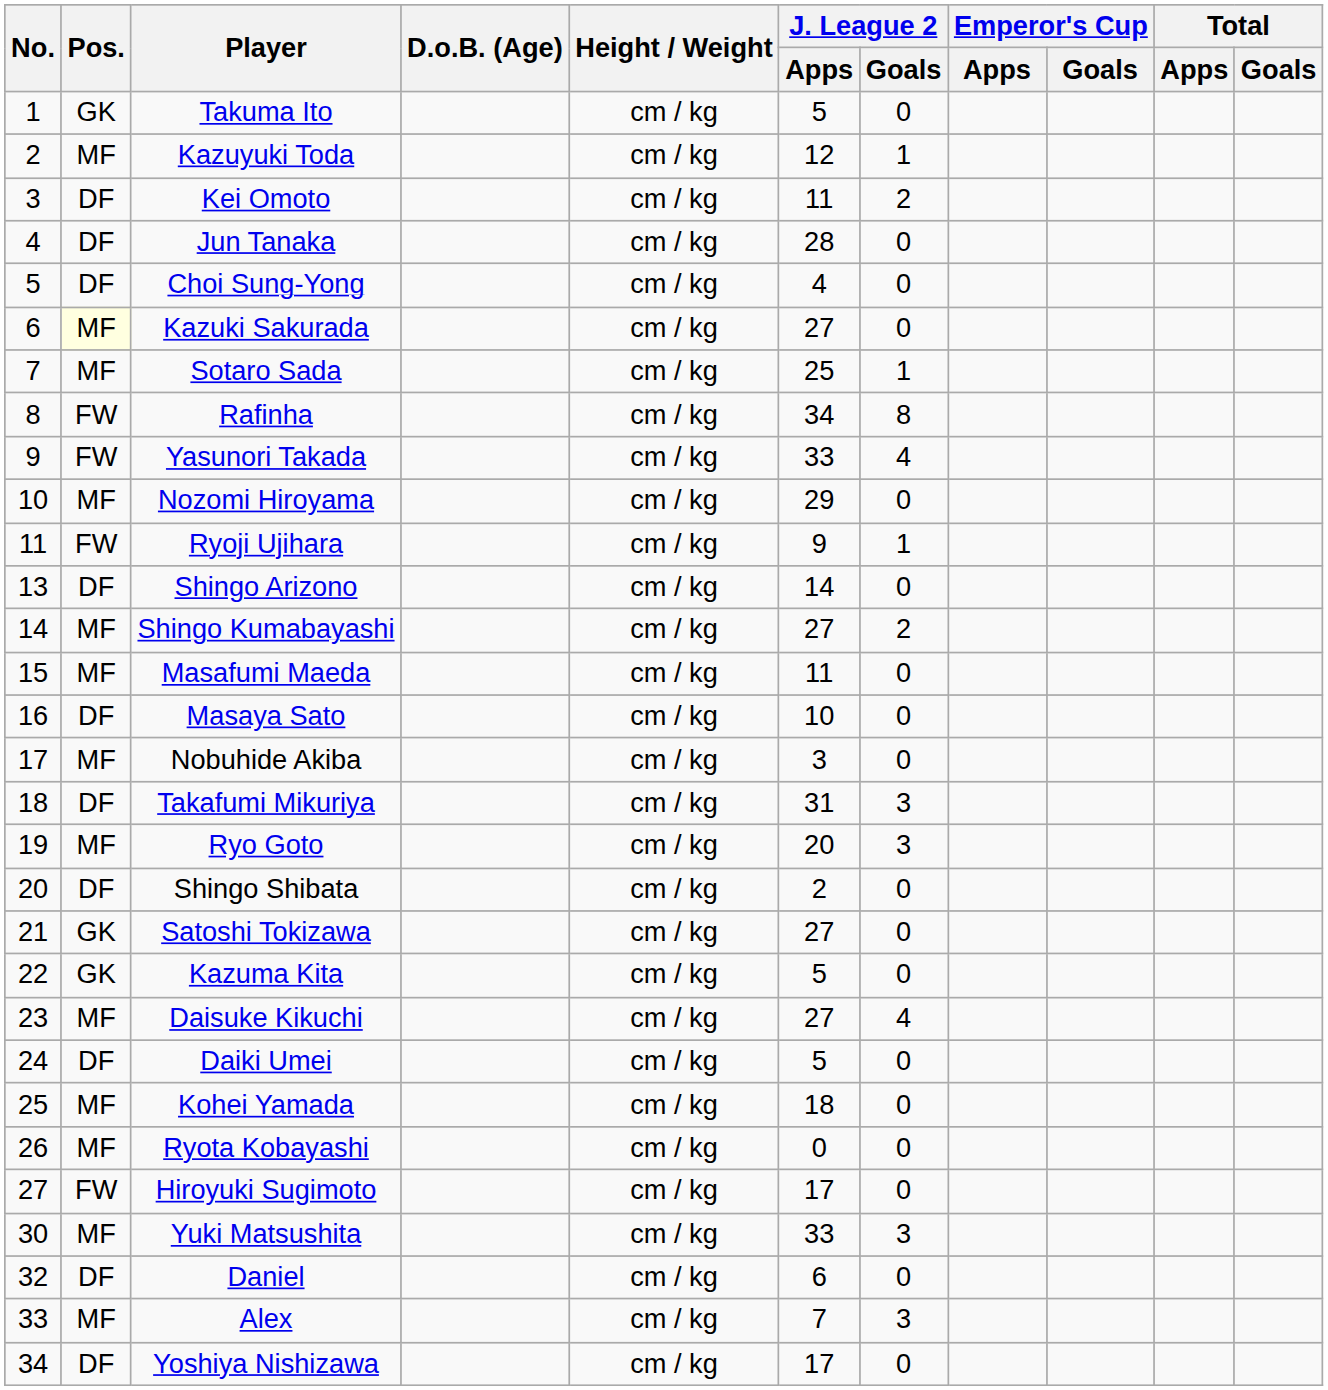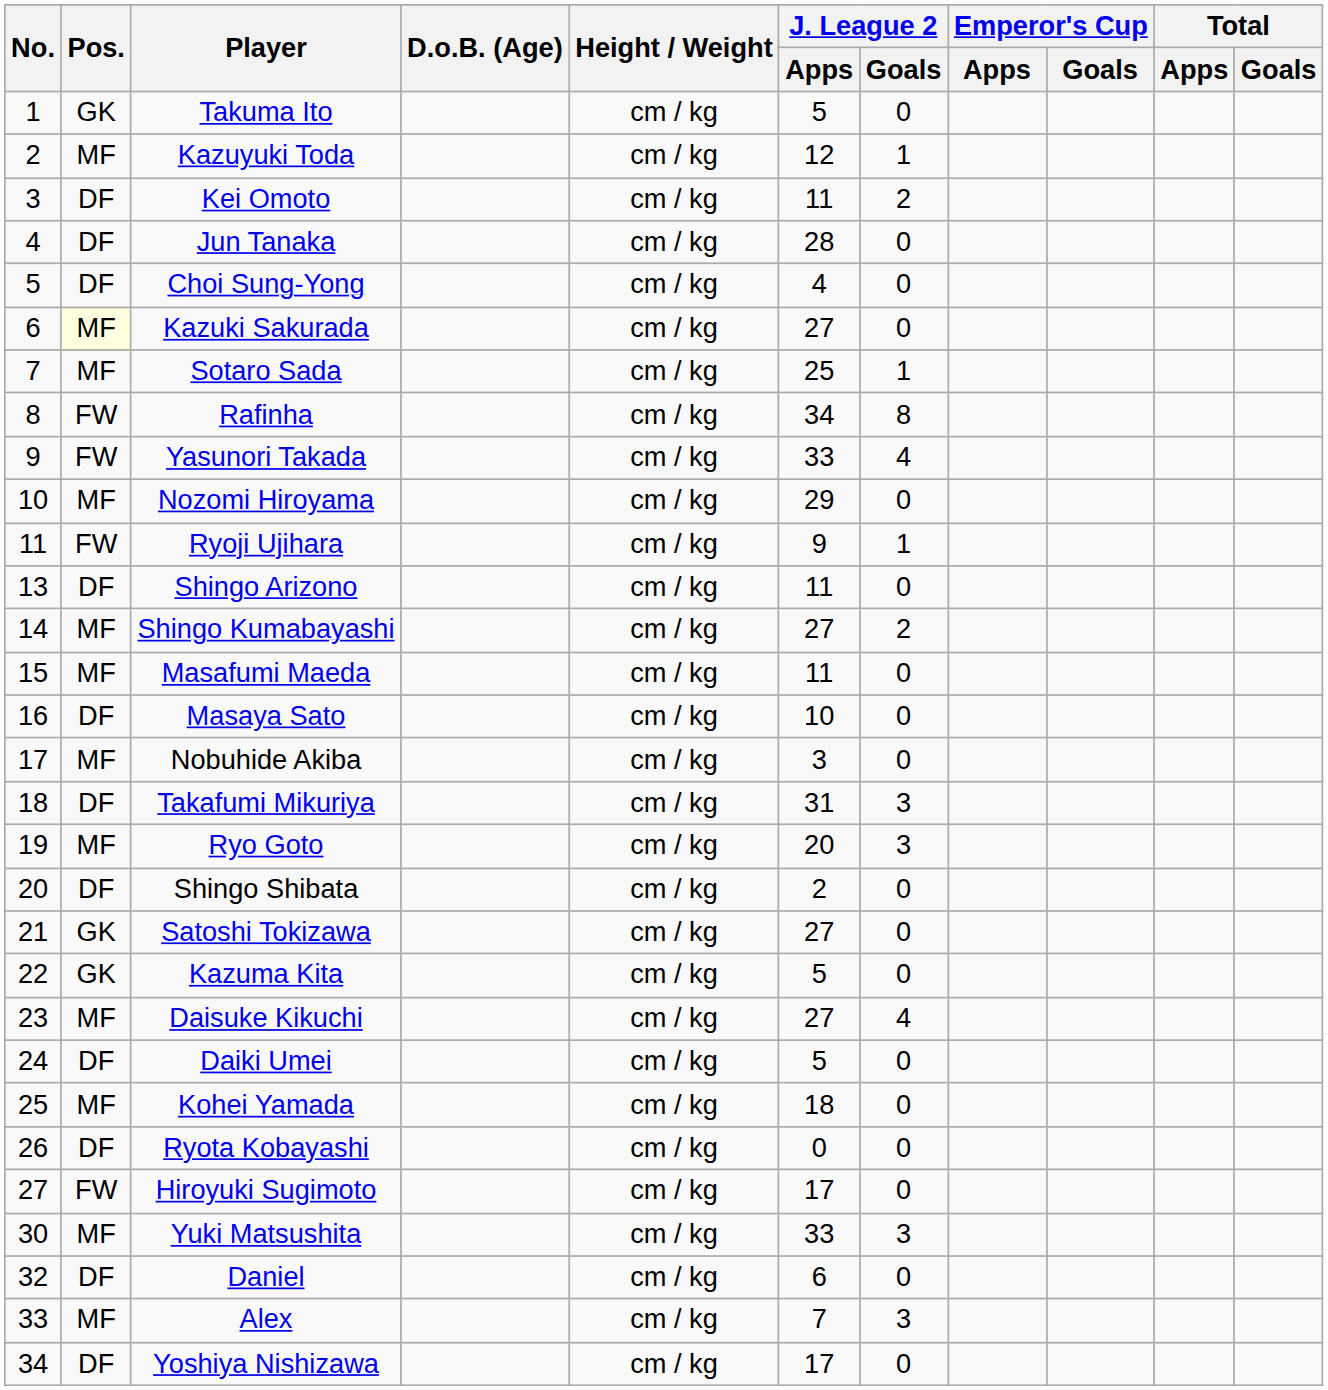(819, 586) 14 -> (819, 586) 11
(96, 1147) MF -> (96, 1147) DF
